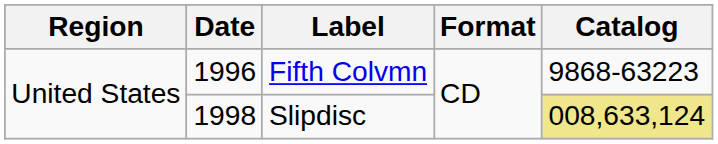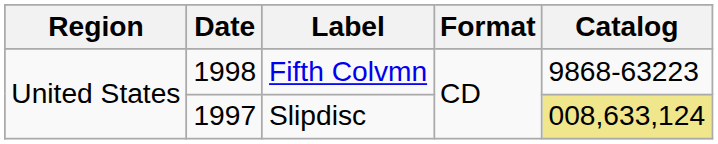(225, 71) 1996 -> (225, 71) 1998
(225, 116) 1998 -> (225, 116) 1997
